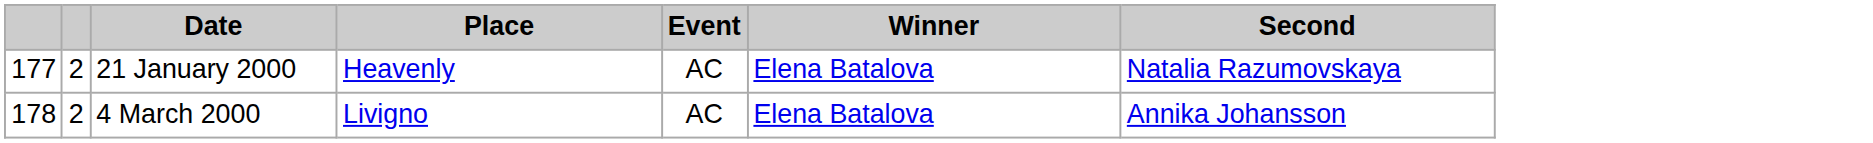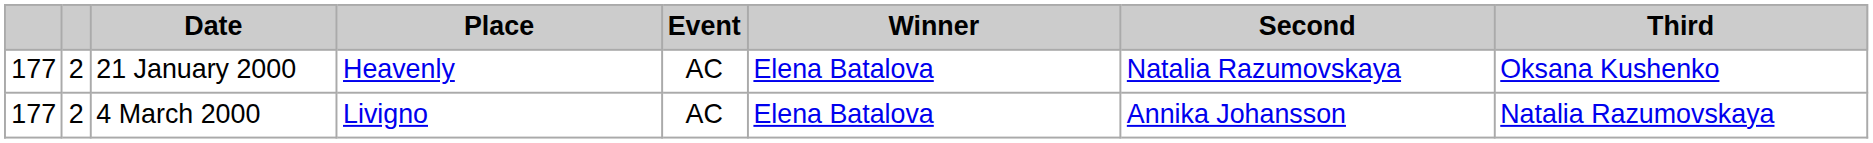+ column: (1681, 26)
(34, 113) 178 -> (34, 113) 177
